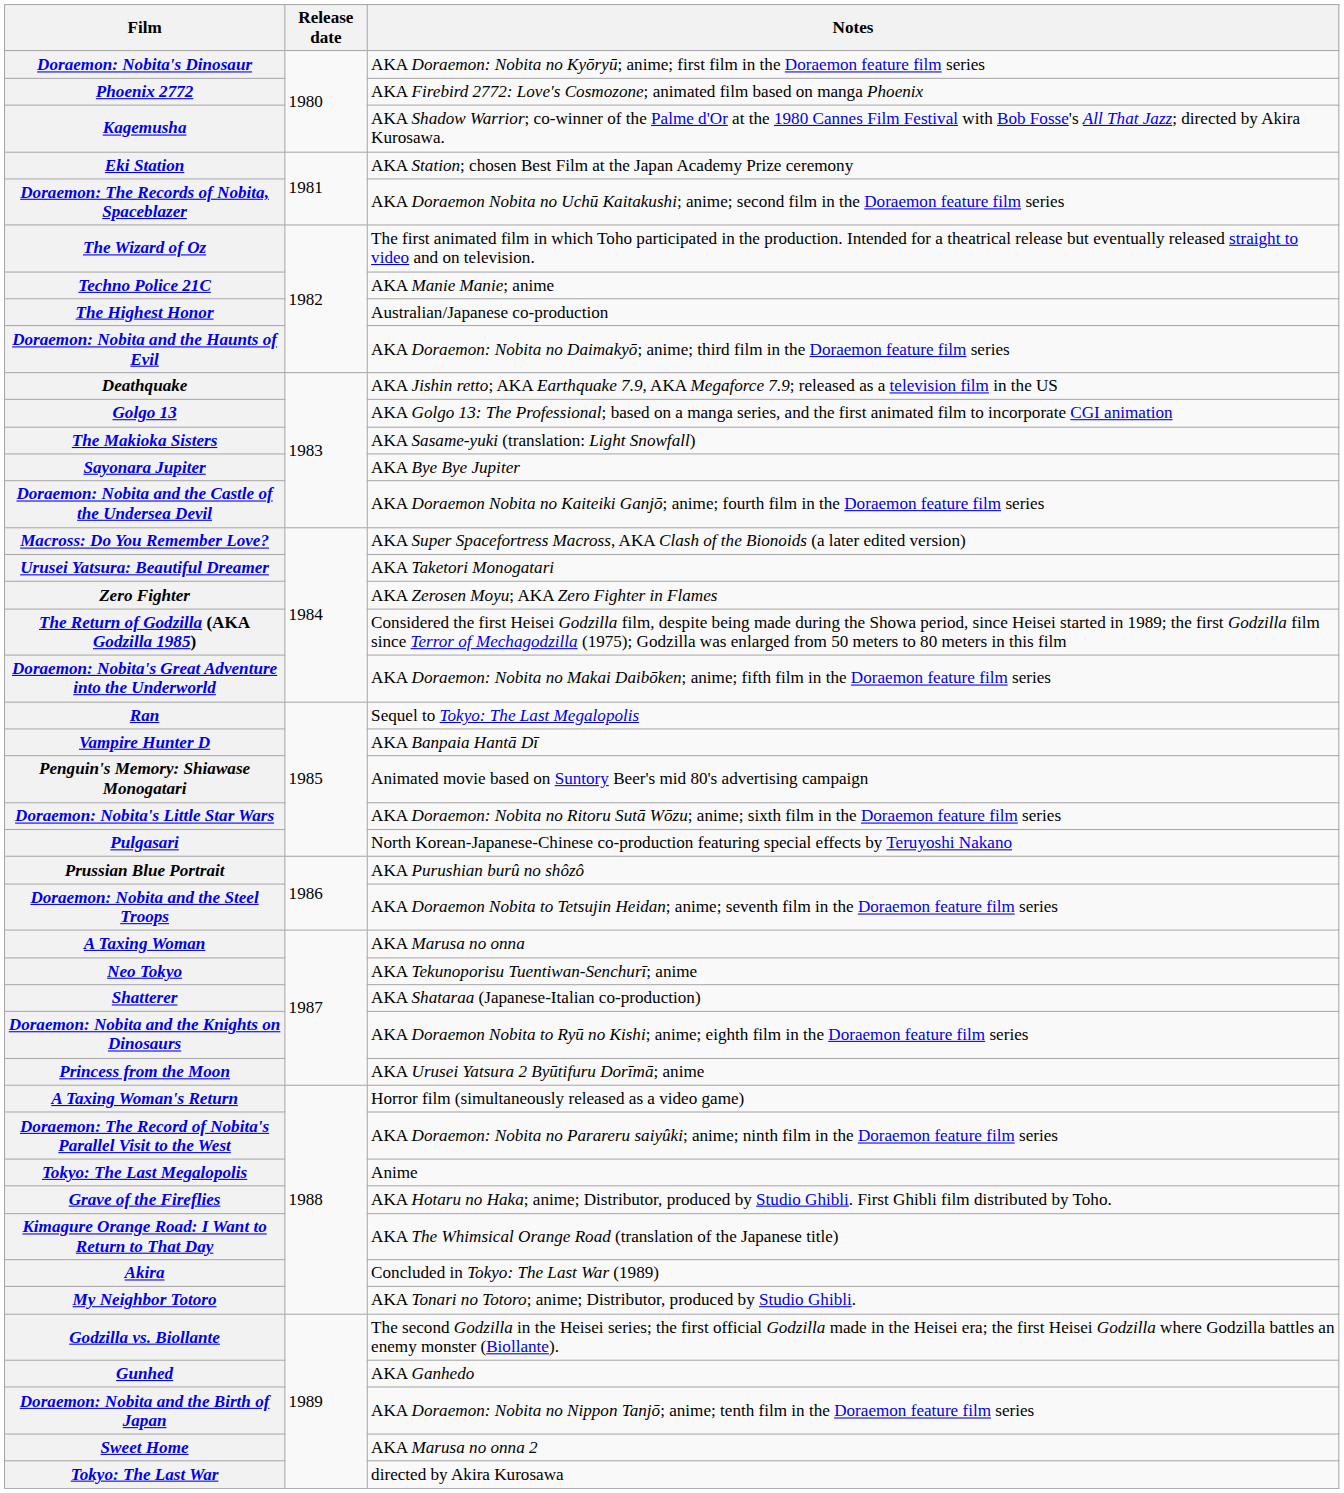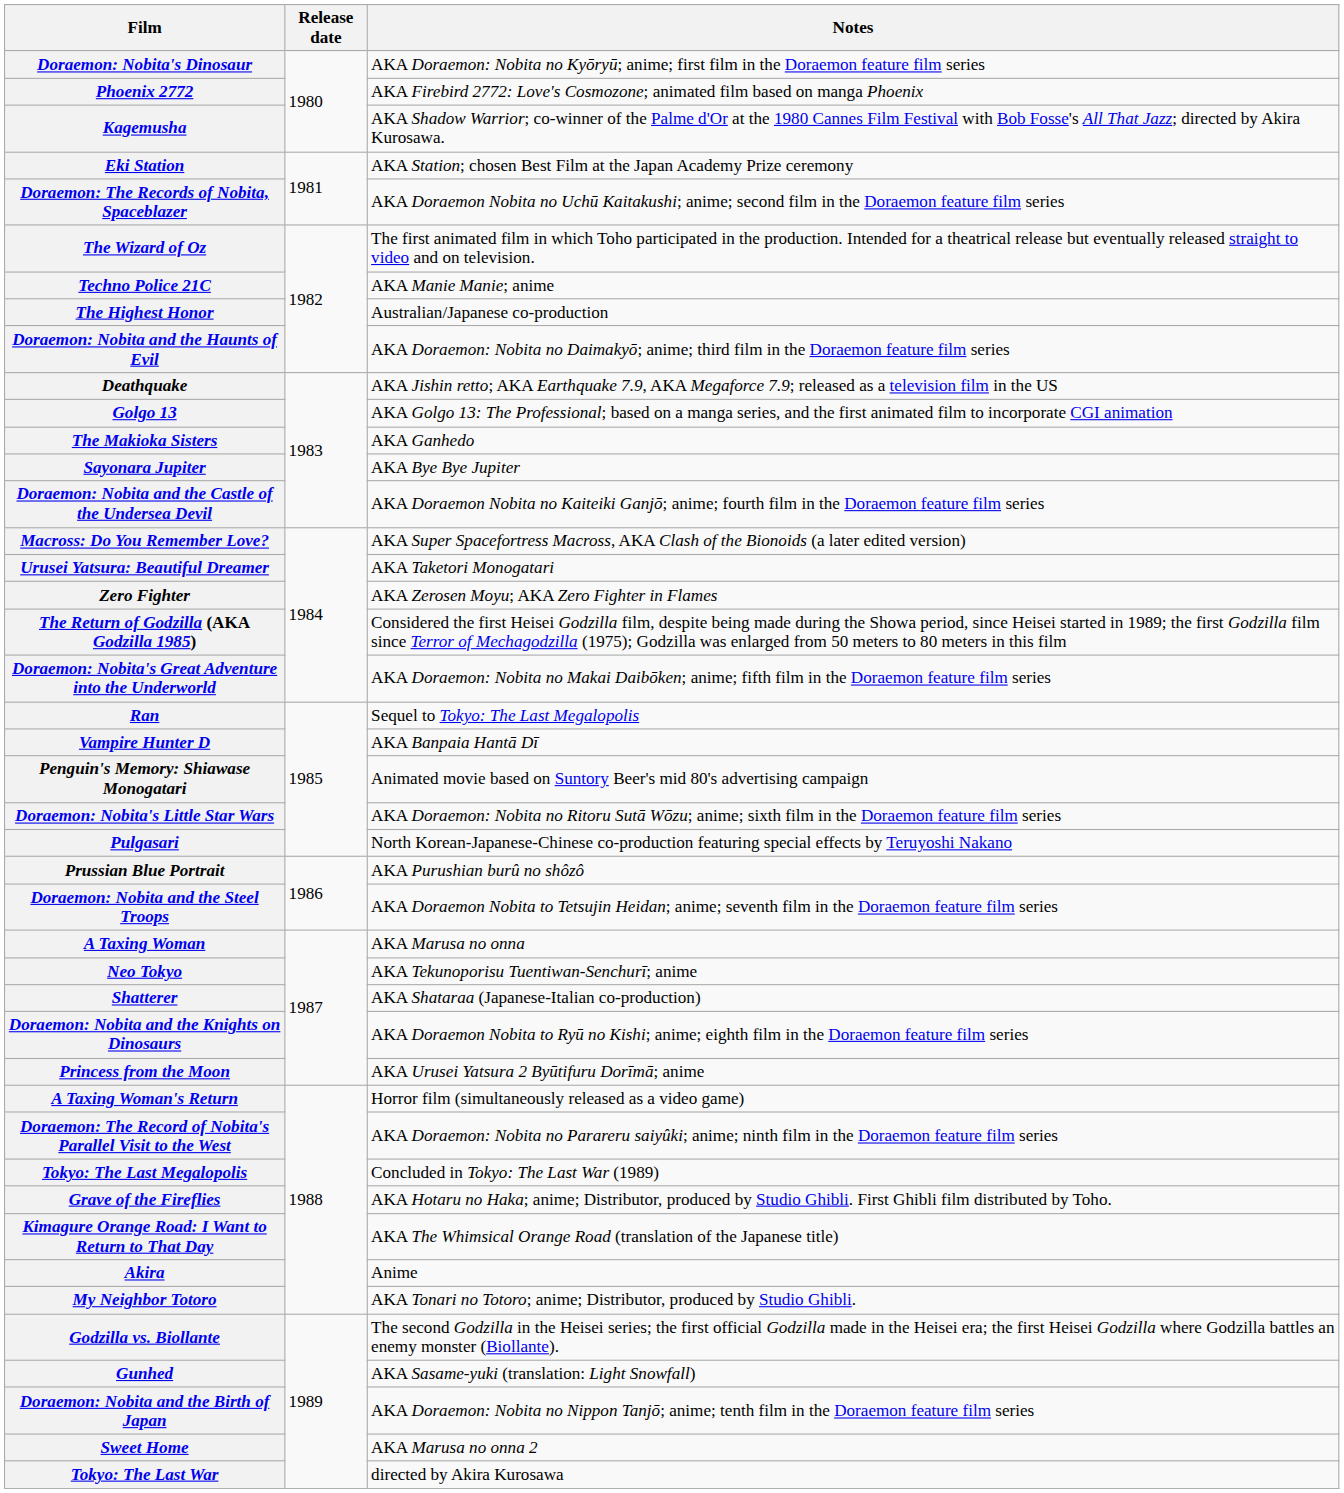(533, 440) AKA Sasame-yuki (translation: Light Snowfall) -> (423, 440) AKA Ganhedo
(394, 1172) Anime -> (515, 1172) Concluded in Tokyo: The Last War (1989)
(515, 1273) Concluded in Tokyo: The Last War (1989) -> (394, 1273) Anime
(423, 1373) AKA Ganhedo -> (533, 1373) AKA Sasame-yuki (translation: Light Snowfall)
